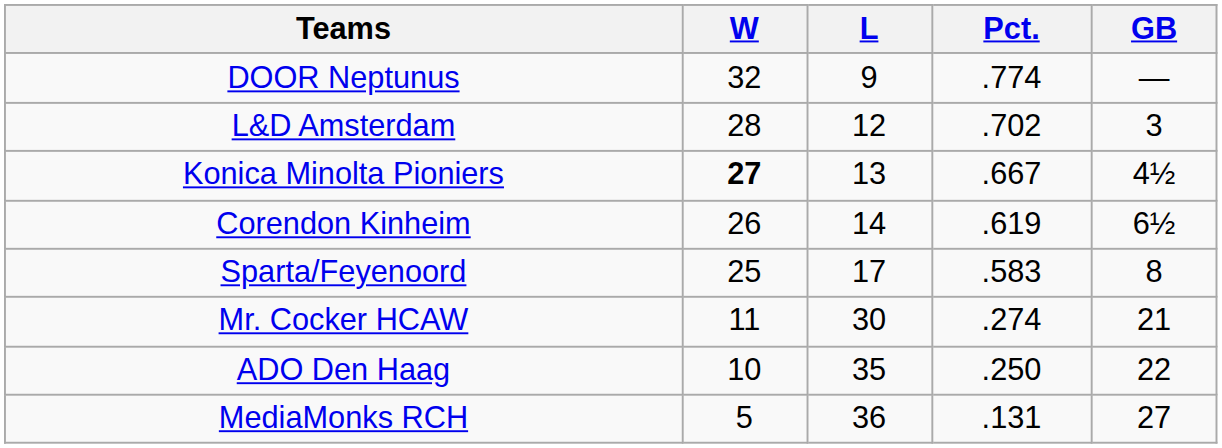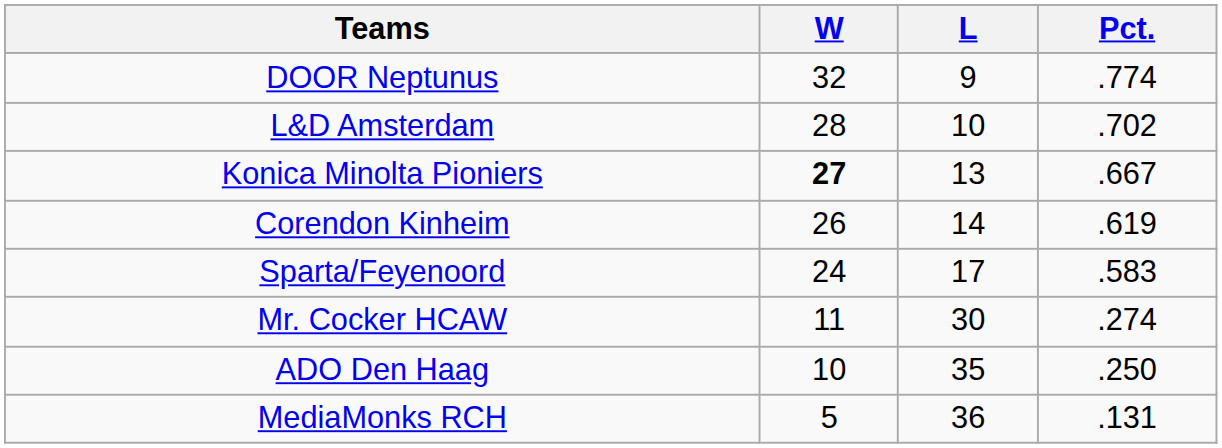- column: (1154, 28)
(869, 126) 12 -> (968, 126) 10
(744, 272) 25 -> (829, 272) 24
